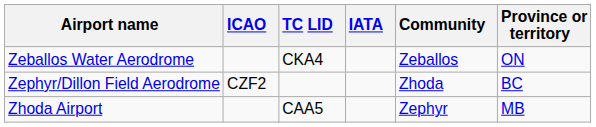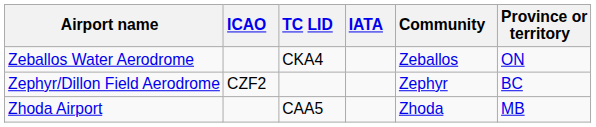(421, 84) Zhoda -> (423, 84) Zephyr
(423, 109) Zephyr -> (421, 109) Zhoda
